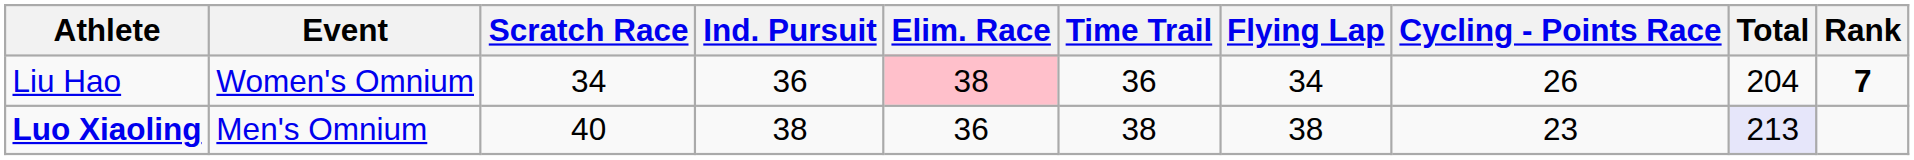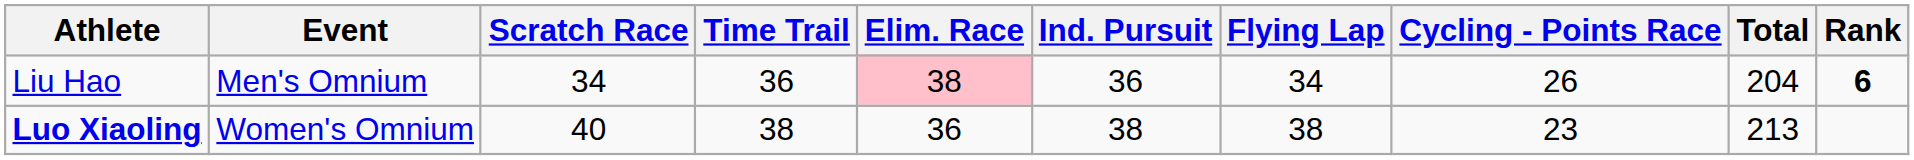columns swapped: (790, 30) <-> (1139, 30)
(345, 80) Women's Omnium -> (322, 80) Men's Omnium
(1863, 80) 7 -> (1863, 80) 6
(322, 130) Men's Omnium -> (345, 130) Women's Omnium
(1773, 130) lavender background -> (1773, 130) no background
